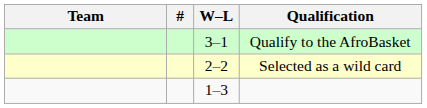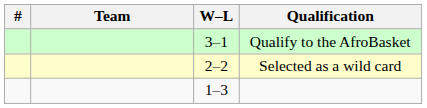columns swapped: (180, 16) <-> (86, 16)
